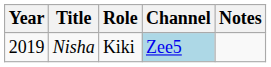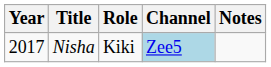(27, 47) 2019 -> (27, 47) 2017
